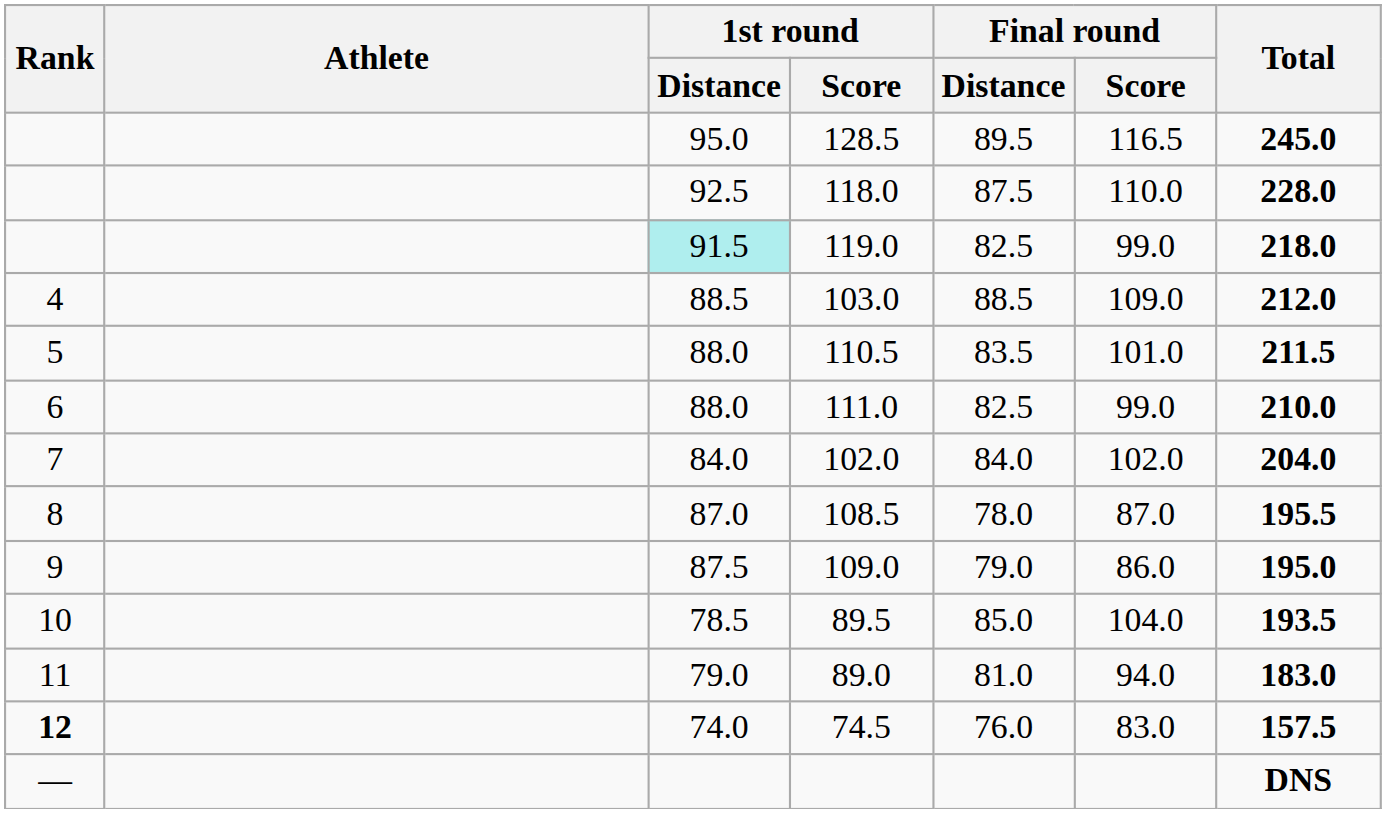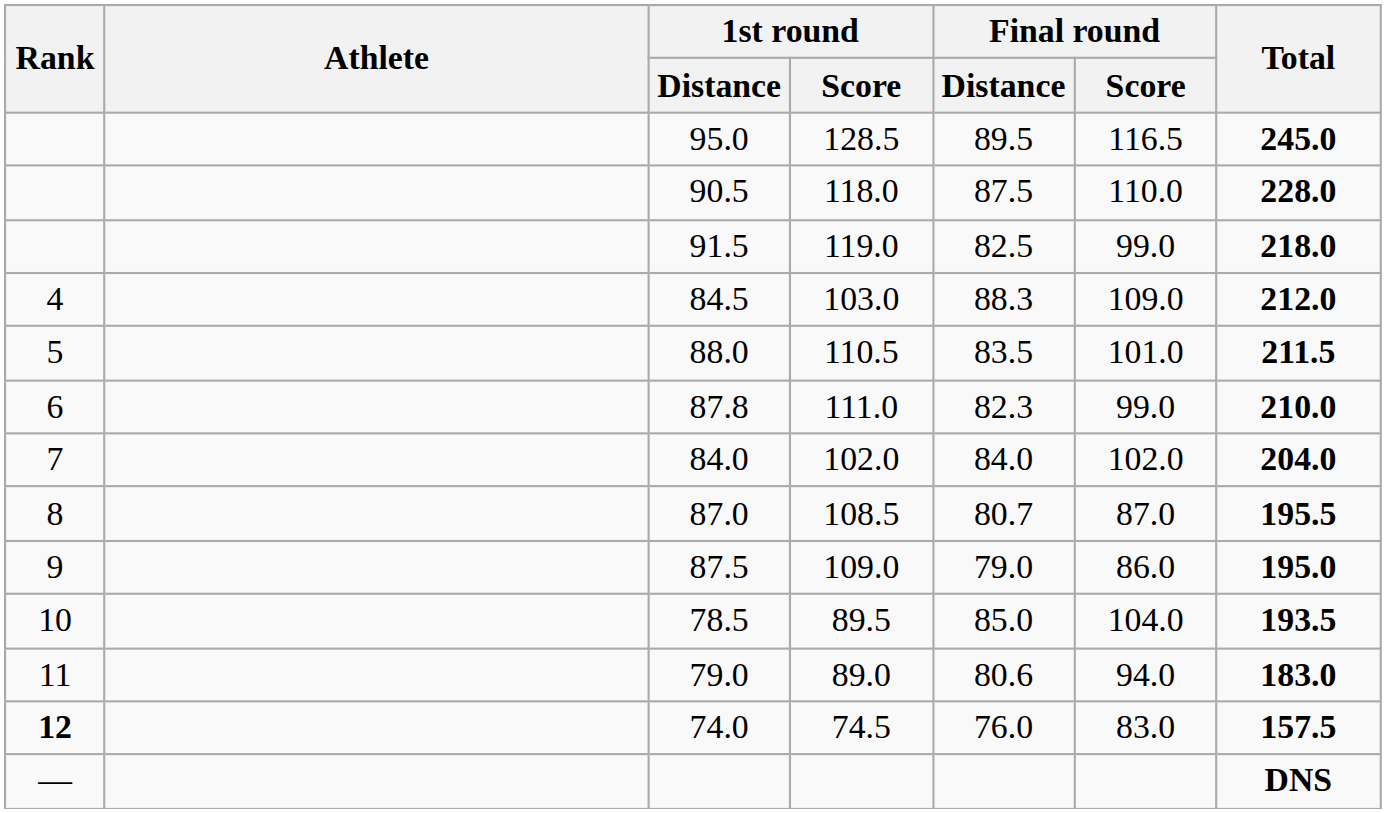(719, 191) 92.5 -> (719, 191) 90.5
(719, 245) paleturquoise background -> (719, 245) no background
(719, 298) 88.5 -> (719, 298) 84.5
(1003, 298) 88.5 -> (1003, 298) 88.3
(719, 406) 88.0 -> (719, 406) 87.8
(1003, 406) 82.5 -> (1003, 406) 82.3
(1003, 513) 78.0 -> (1003, 513) 80.7
(1003, 673) 81.0 -> (1003, 673) 80.6
